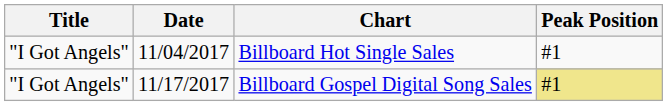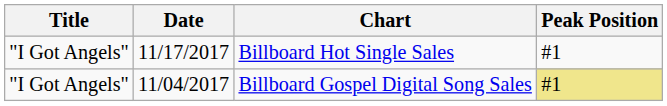(184, 52) 11/04/2017 -> (184, 52) 11/17/2017
(184, 84) 11/17/2017 -> (184, 84) 11/04/2017
